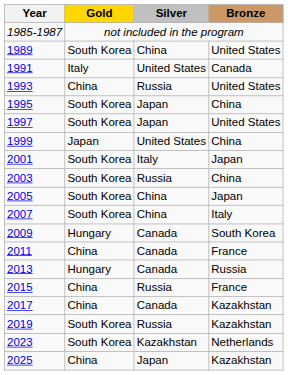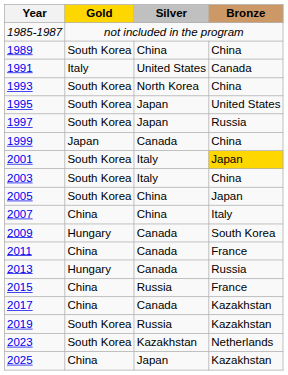(246, 50) United States -> (226, 50) China
(82, 86) China -> (99, 86) South Korea
(154, 86) Russia -> (168, 86) North Korea
(246, 86) United States -> (226, 86) China
(226, 104) China -> (246, 104) United States
(246, 123) United States -> (229, 123) Russia
(171, 141) United States -> (157, 141) Canada
(227, 159) no background -> (227, 159) gold background
(154, 178) Russia -> (147, 178) Italy
(99, 214) South Korea -> (82, 214) China
